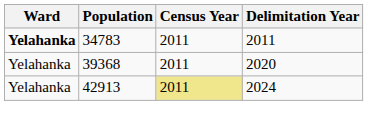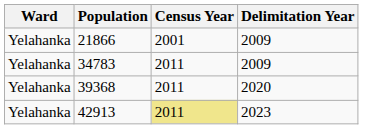+ row: (96, 40)
(42, 40) bold -> (39, 64) normal
(261, 40) 2011 -> (256, 64) 2009
(261, 87) 2024 -> (256, 111) 2023
